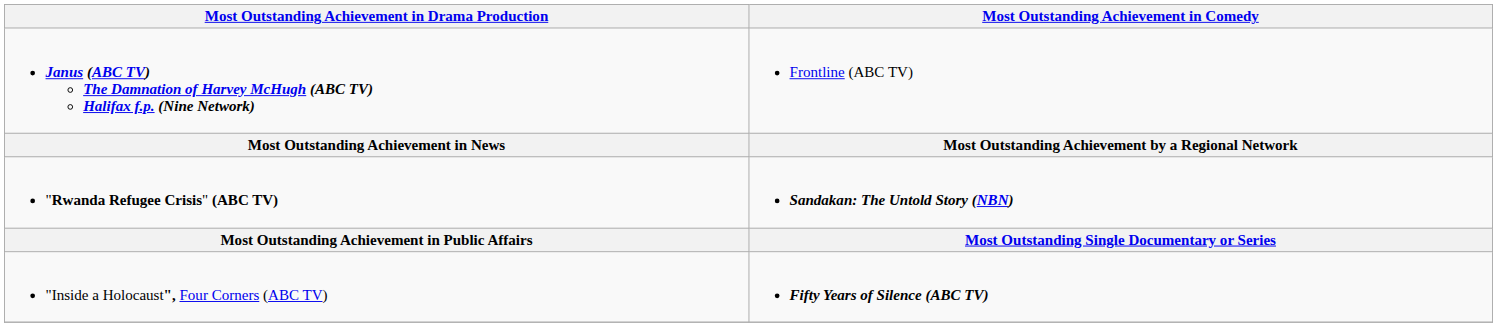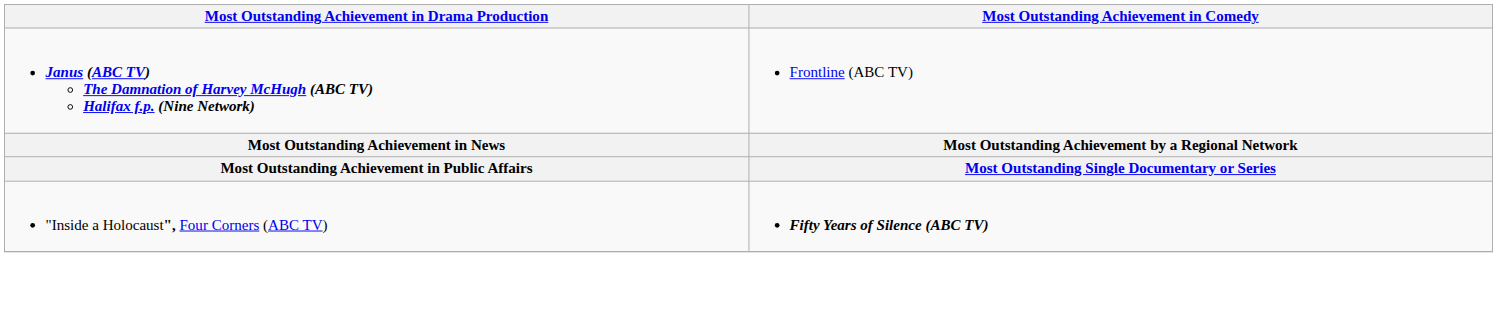- row: (376, 201)
